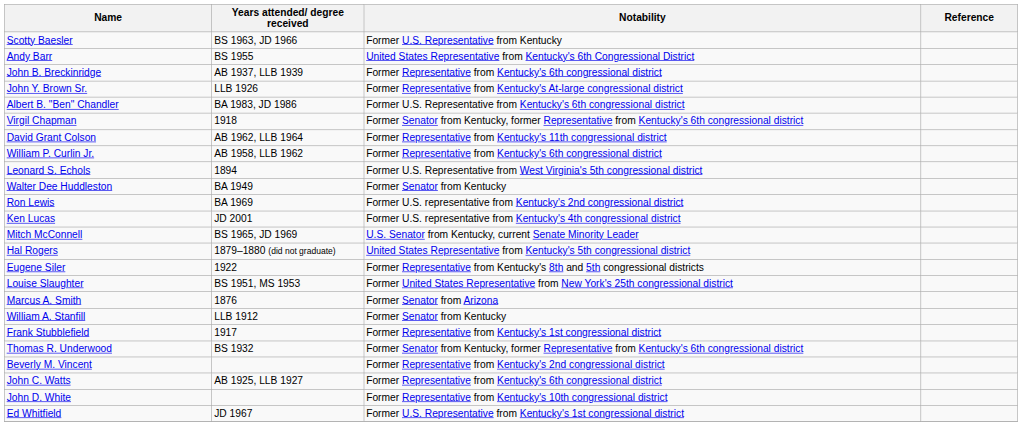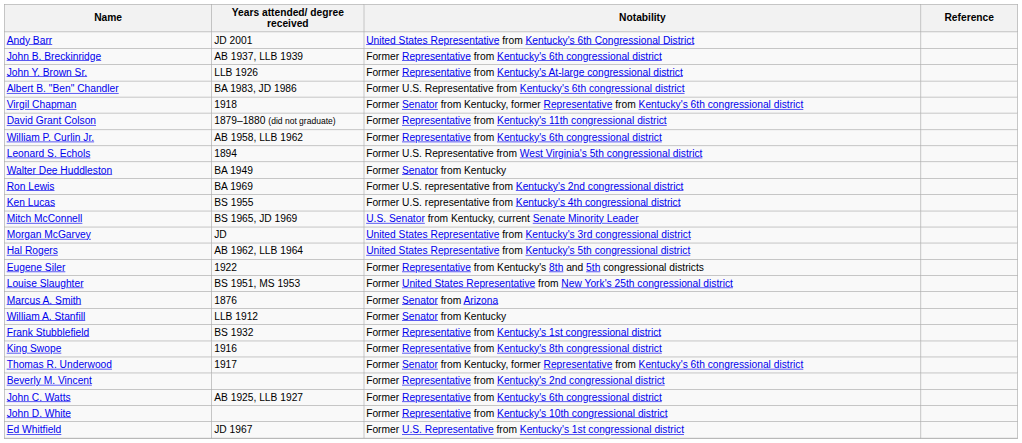- row: (40, 40)
(234, 56) BS 1955 -> (233, 40) JD 2001
(259, 137) AB 1962, LLB 1964 -> (275, 121) 1879–1880 (did not graduate)
(233, 219) JD 2001 -> (234, 202) BS 1955
+ row: (49, 235)
(275, 251) 1879–1880 (did not graduate) -> (259, 251) AB 1962, LLB 1964
(226, 332) 1917 -> (234, 332) BS 1932
+ row: (34, 348)
(234, 348) BS 1932 -> (226, 365) 1917
